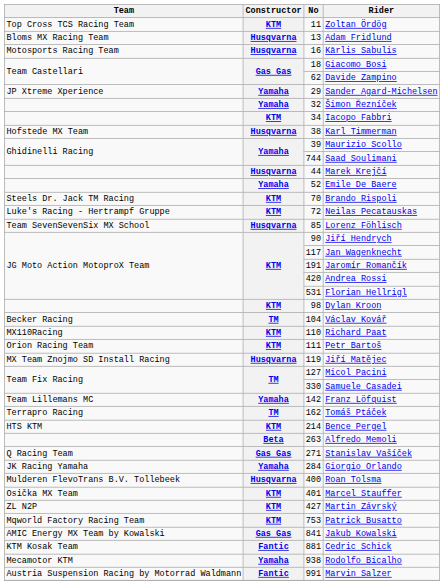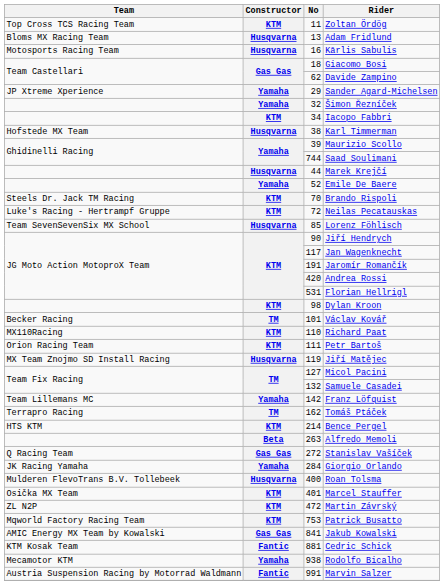(313, 319) 104 -> (313, 319) 101
(313, 386) 330 -> (313, 386) 132
(313, 453) 271 -> (313, 453) 272
(313, 507) 427 -> (313, 507) 472
